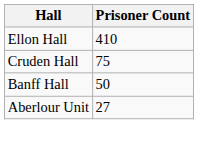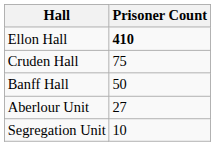(106, 38) normal -> (123, 38) bold
+ row: (57, 130)
